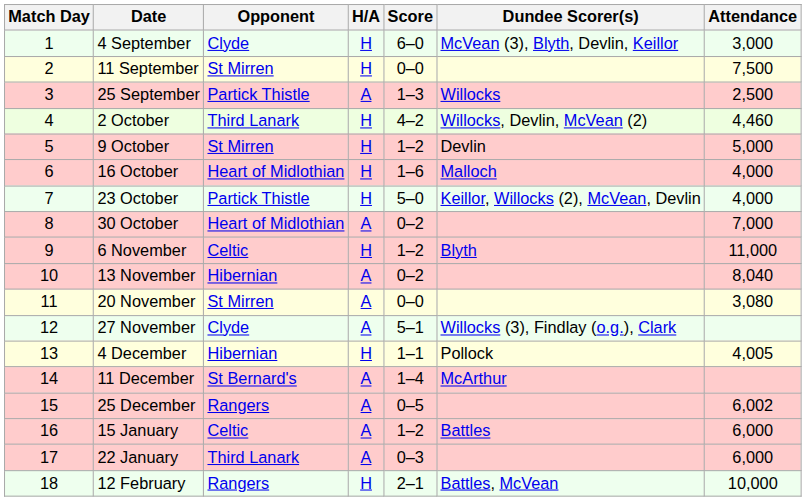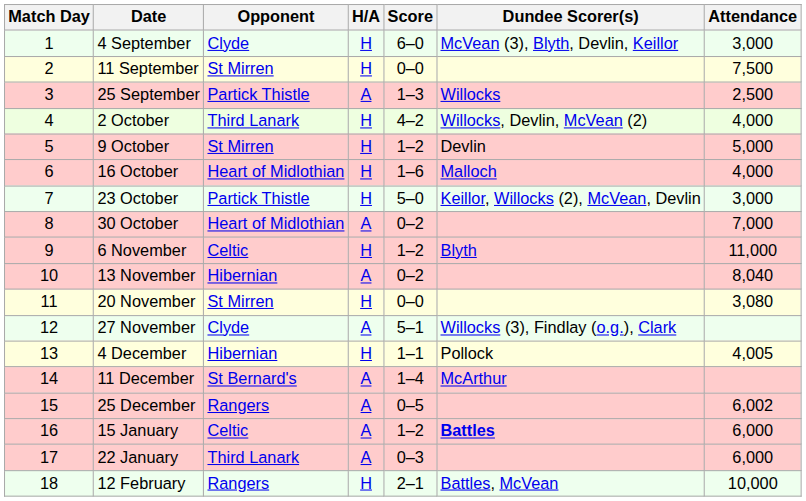(753, 120) 4,460 -> (753, 120) 4,000
(753, 198) 4,000 -> (753, 198) 3,000
(366, 302) A -> (366, 302) H
(465, 431) normal -> (468, 431) bold
